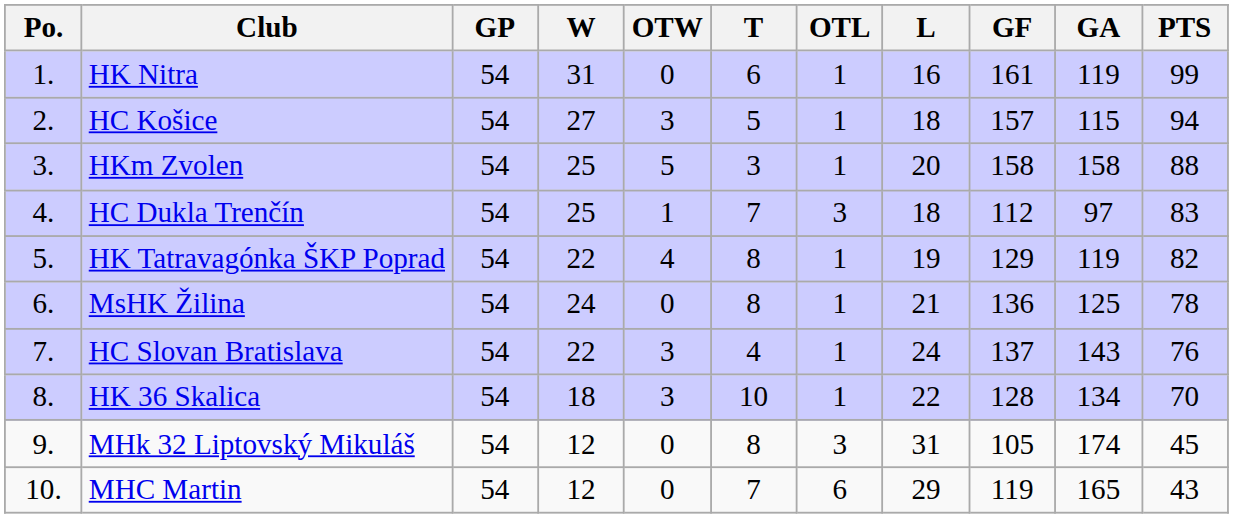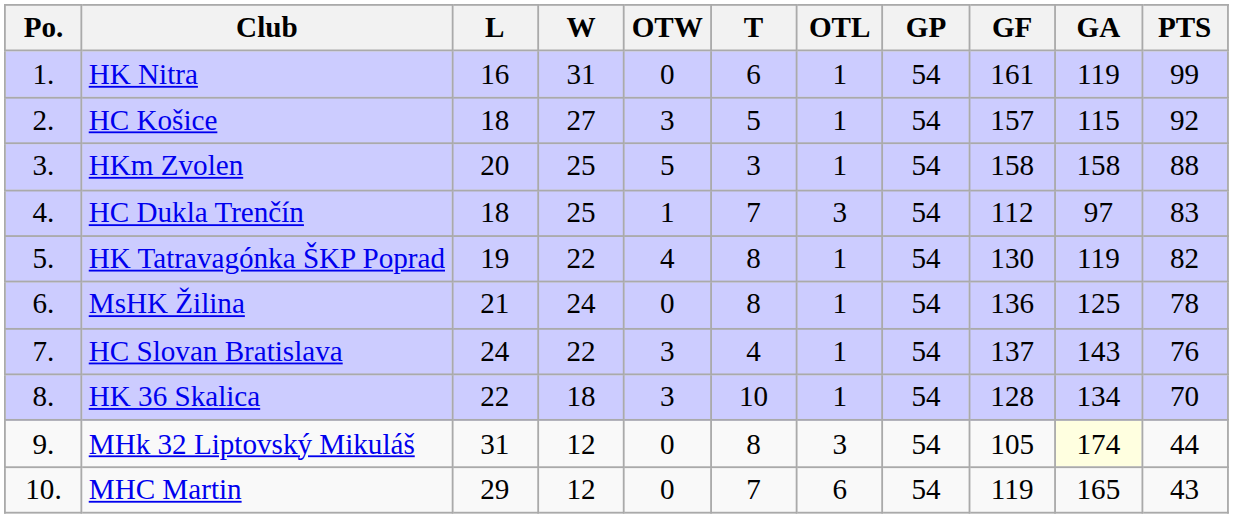columns swapped: (495, 27) <-> (926, 27)
(1185, 119) 94 -> (1185, 119) 92
(1012, 258) 129 -> (1012, 258) 130
(1098, 443) no background -> (1098, 443) lightyellow background
(1185, 443) 45 -> (1185, 443) 44
